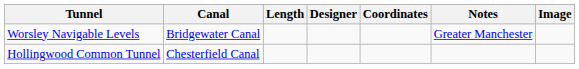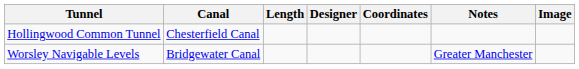rows swapped: (84, 53) <-> (73, 34)
